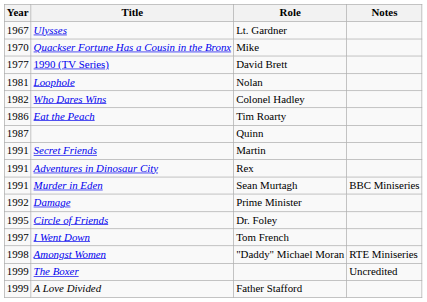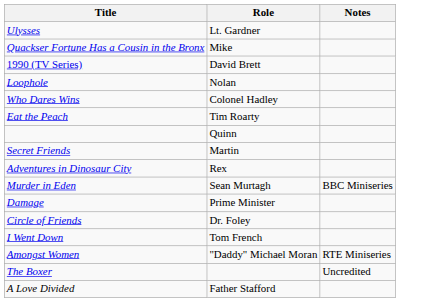- column: (18, 13)
